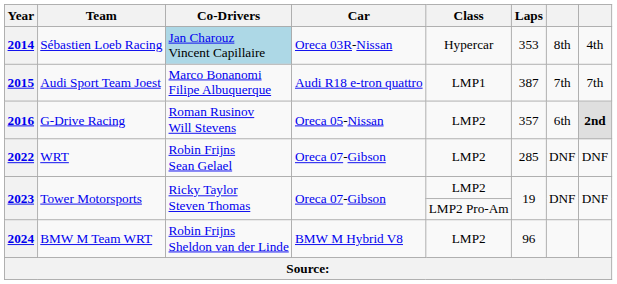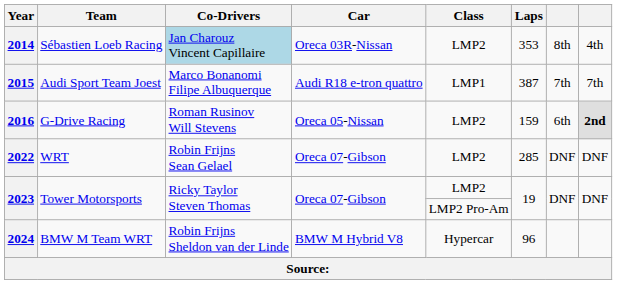(469, 45) Hypercar -> (469, 45) LMP2
(529, 120) 357 -> (529, 120) 159
(469, 239) LMP2 -> (469, 239) Hypercar
